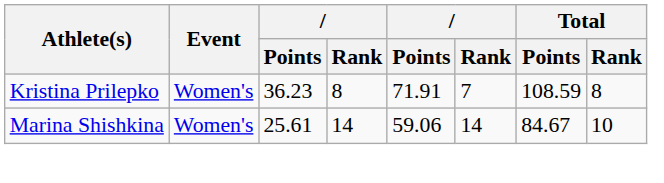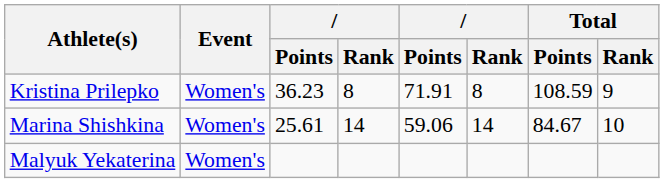(466, 90) 7 -> (477, 90) 8
(597, 90) 8 -> (608, 90) 9
+ row: (92, 159)
